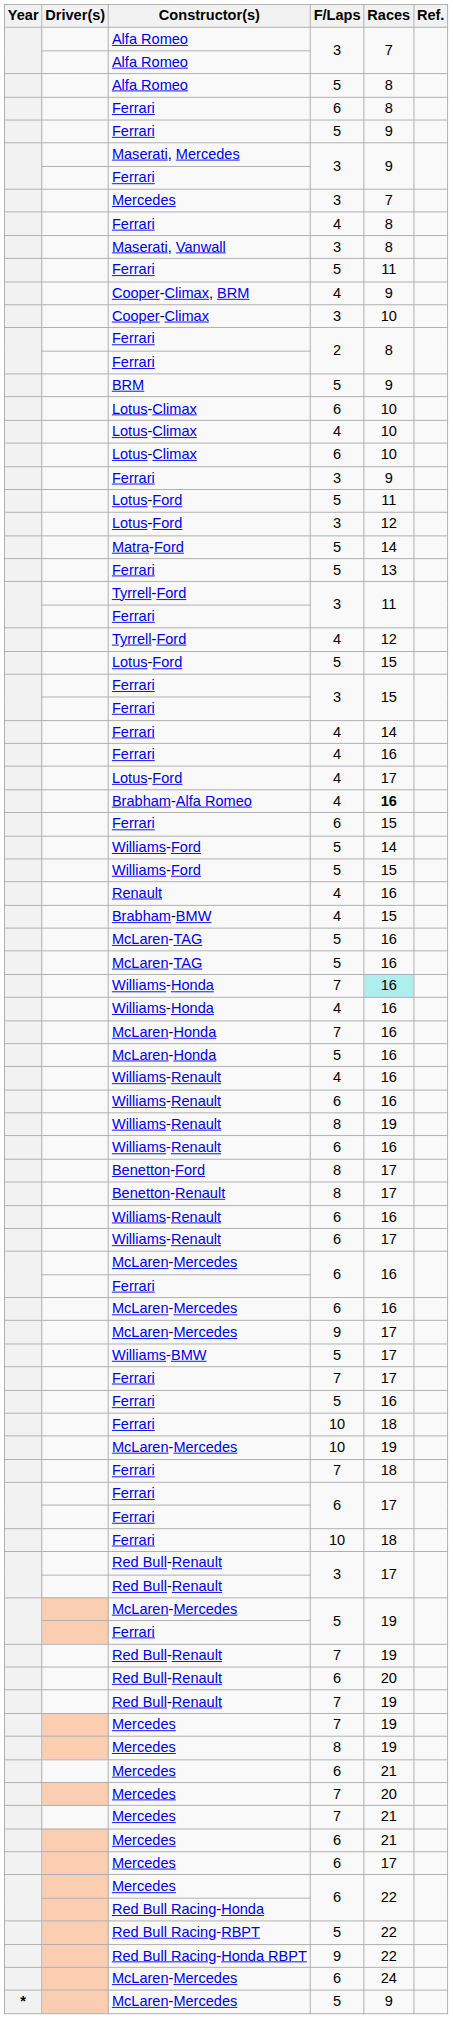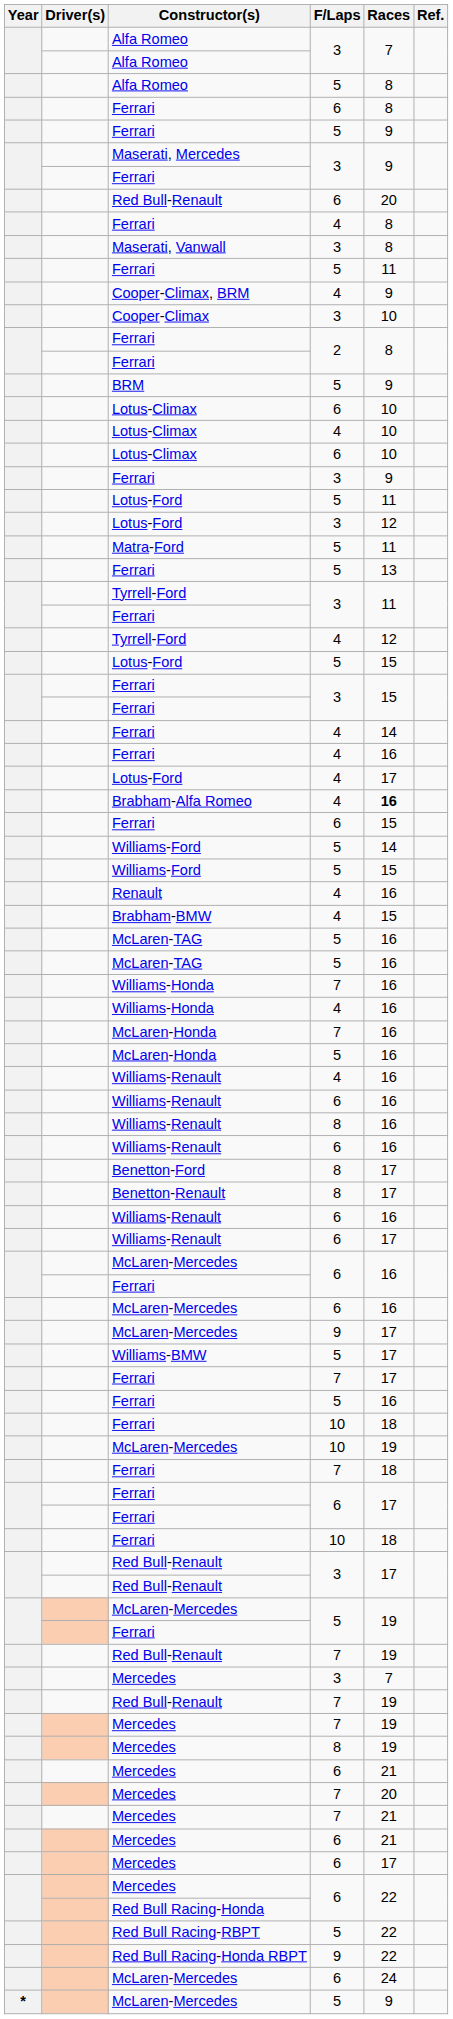rows swapped: (144, 200) <-> (167, 1678)
(389, 547) 14 -> (389, 547) 11
(389, 985) paleturquoise background -> (389, 985) no background
(389, 1124) 19 -> (389, 1124) 16
